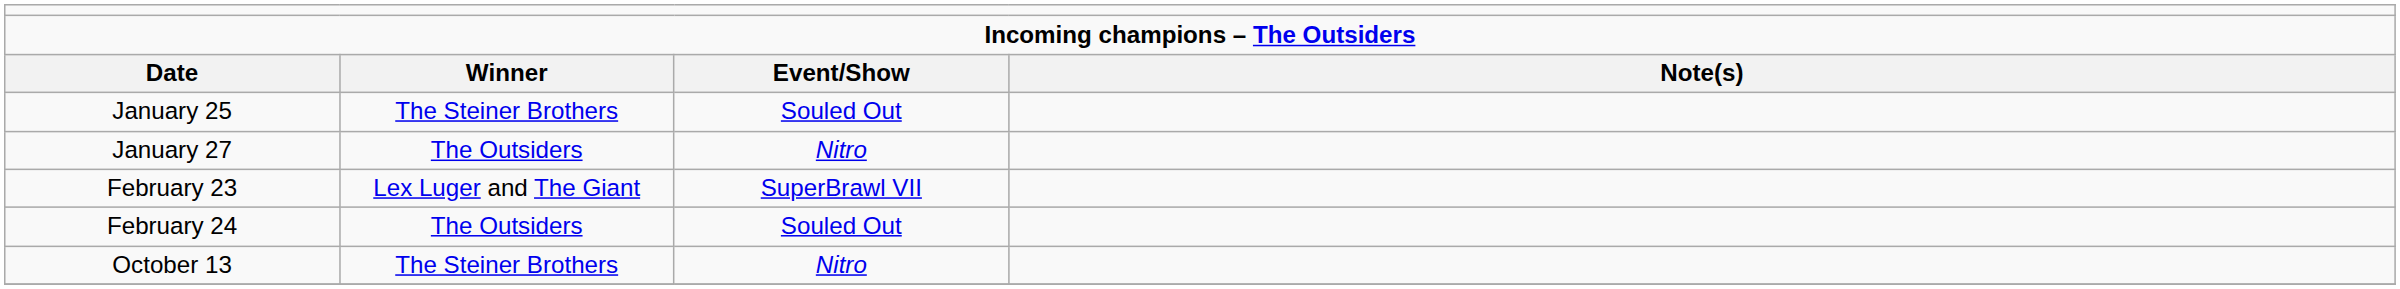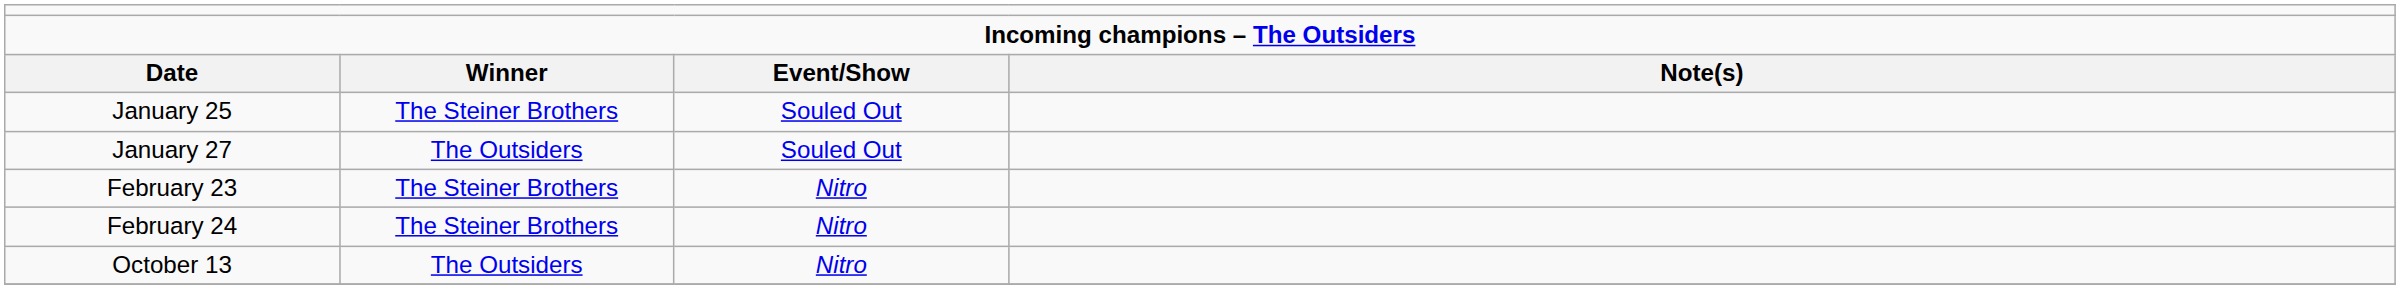(841, 149) Nitro -> (841, 149) Souled Out
(507, 188) Lex Luger and The Giant -> (507, 188) The Steiner Brothers
(841, 188) SuperBrawl VII -> (841, 188) Nitro
(507, 226) The Outsiders -> (507, 226) The Steiner Brothers
(841, 226) Souled Out -> (841, 226) Nitro
(507, 264) The Steiner Brothers -> (507, 264) The Outsiders
